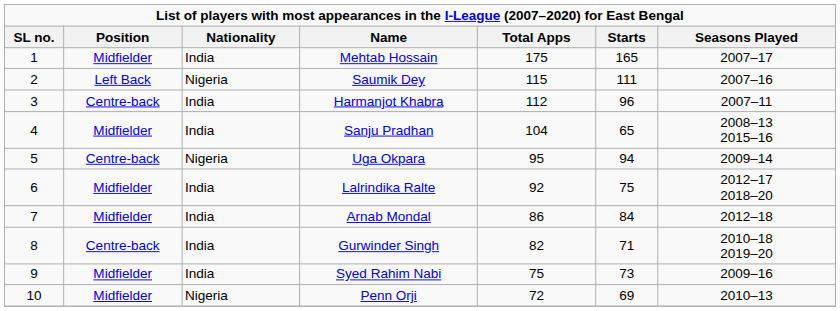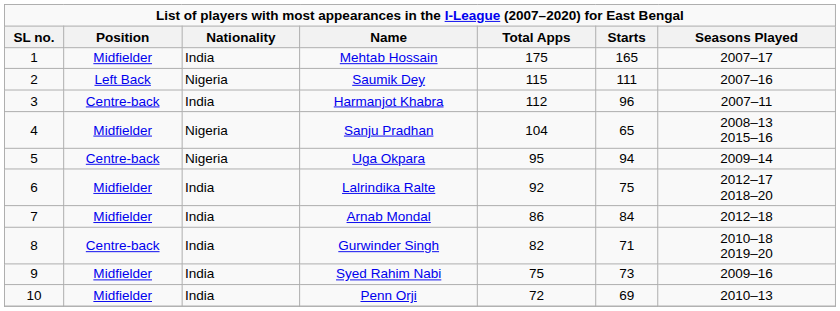(200, 130) India -> (206, 130) Nigeria
(206, 296) Nigeria -> (200, 296) India
